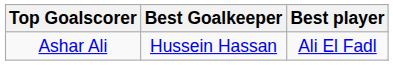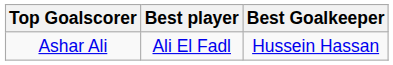columns swapped: (337, 18) <-> (214, 18)
